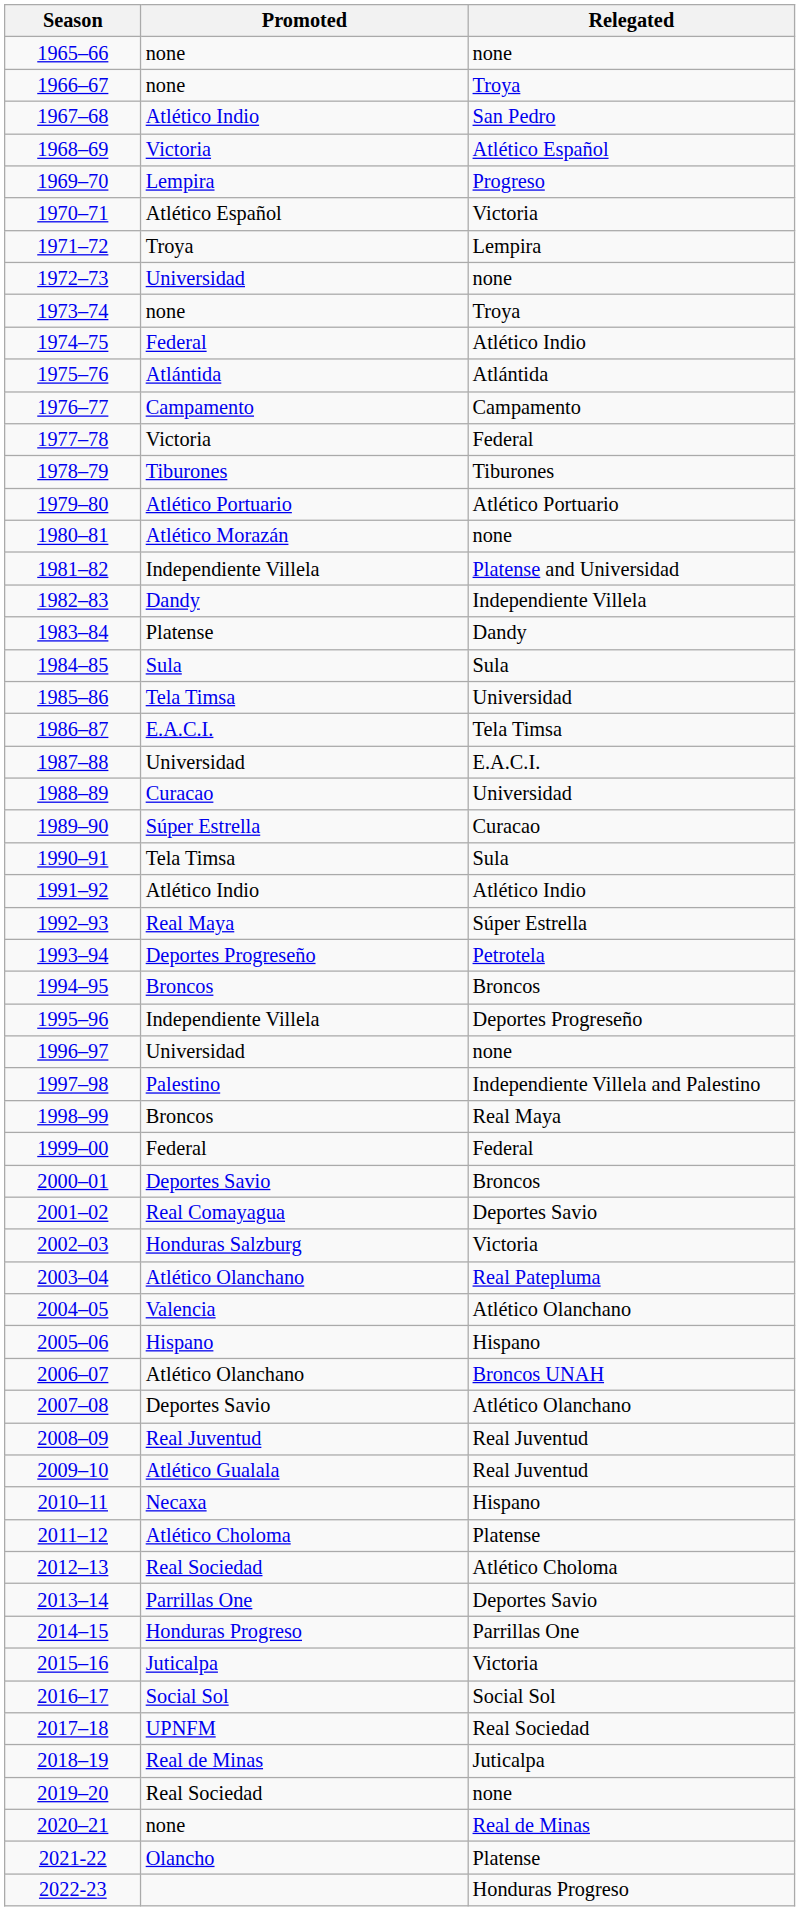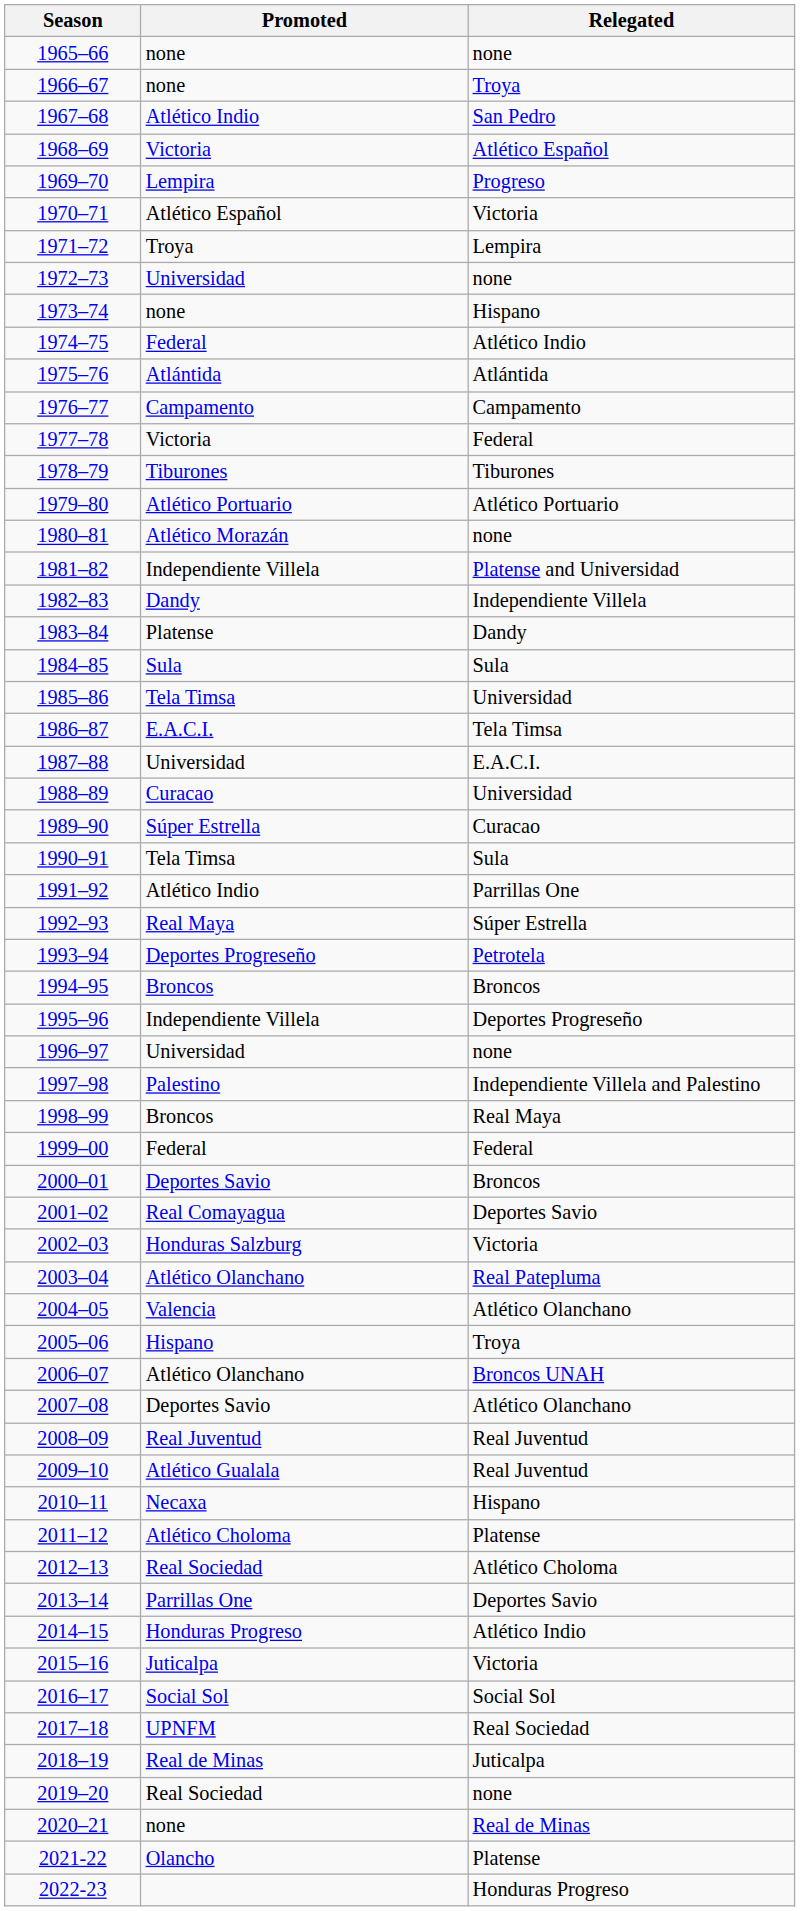(496, 310) Troya -> (506, 310) Hispano
(529, 890) Atlético Indio -> (526, 890) Parrillas One
(506, 1341) Hispano -> (496, 1341) Troya
(526, 1631) Parrillas One -> (529, 1631) Atlético Indio
